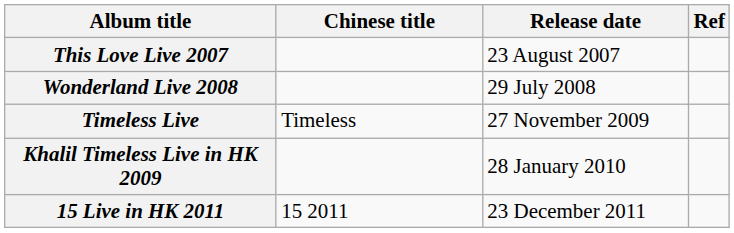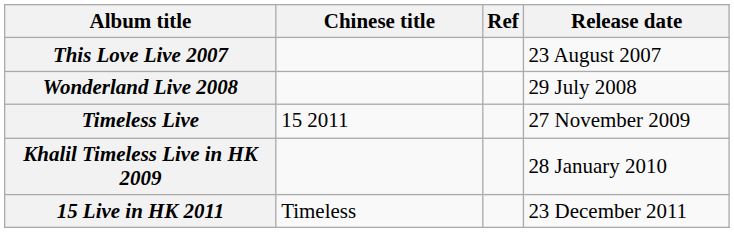columns swapped: (586, 21) <-> (709, 21)
(319, 120) Timeless -> (315, 120) 15 2011
(315, 210) 15 2011 -> (319, 210) Timeless
